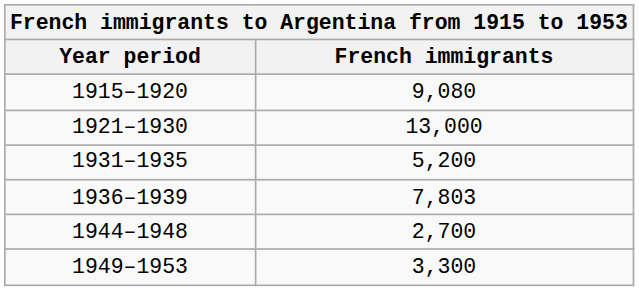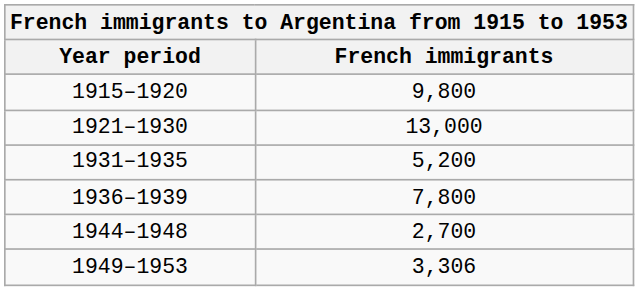(444, 92) 9,080 -> (444, 92) 9,800
(444, 197) 7,803 -> (444, 197) 7,800
(444, 267) 3,300 -> (444, 267) 3,306
